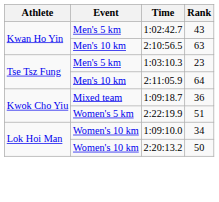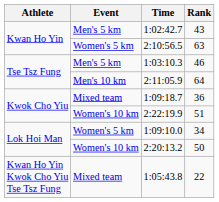(100, 47) Men's 10 km -> (103, 47) Women's 5 km
(199, 63) 23 -> (199, 63) 46
(103, 114) Women's 5 km -> (106, 114) Women's 10 km
(106, 131) Women's 10 km -> (103, 131) Women's 5 km
+ row: (163, 177)
